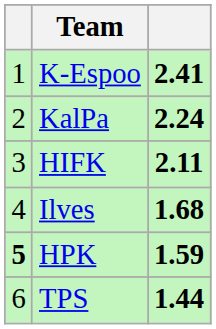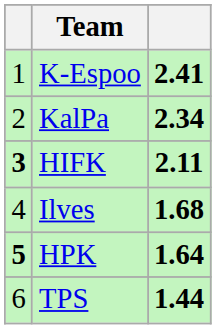(179, 118) 2.24 -> (179, 118) 2.34
(19, 163) normal -> (19, 163) bold
(179, 254) 1.59 -> (179, 254) 1.64
